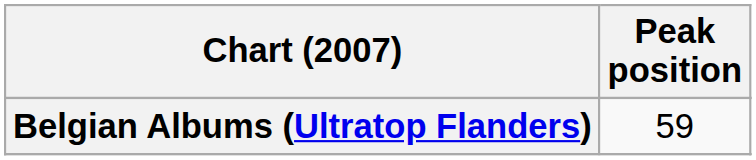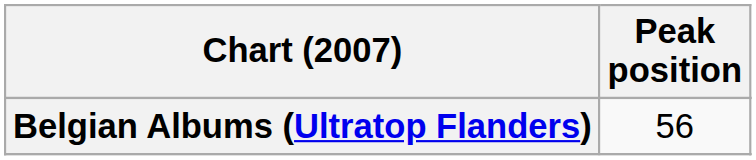(675, 125) 59 -> (675, 125) 56
